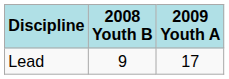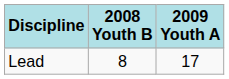(122, 61) 9 -> (122, 61) 8
